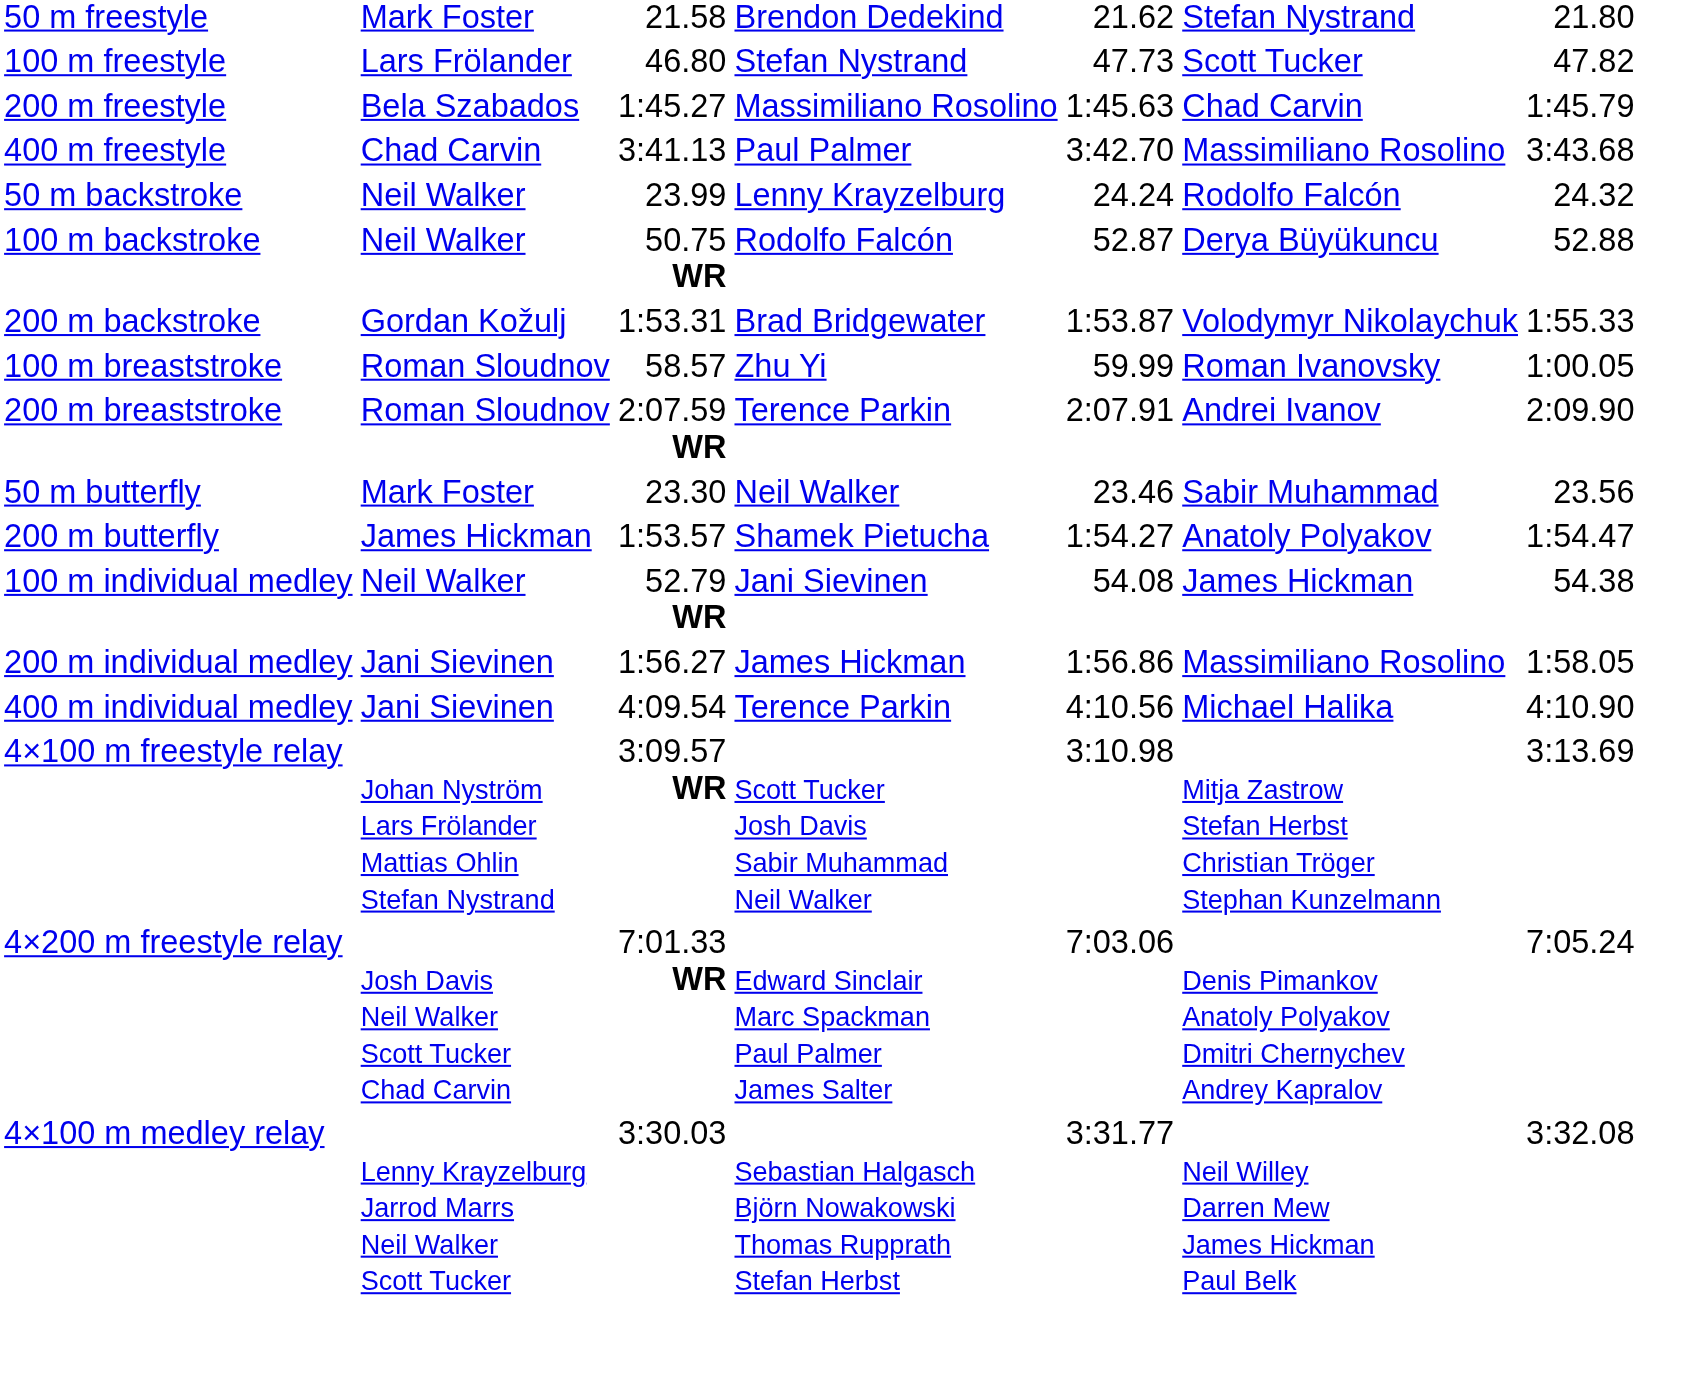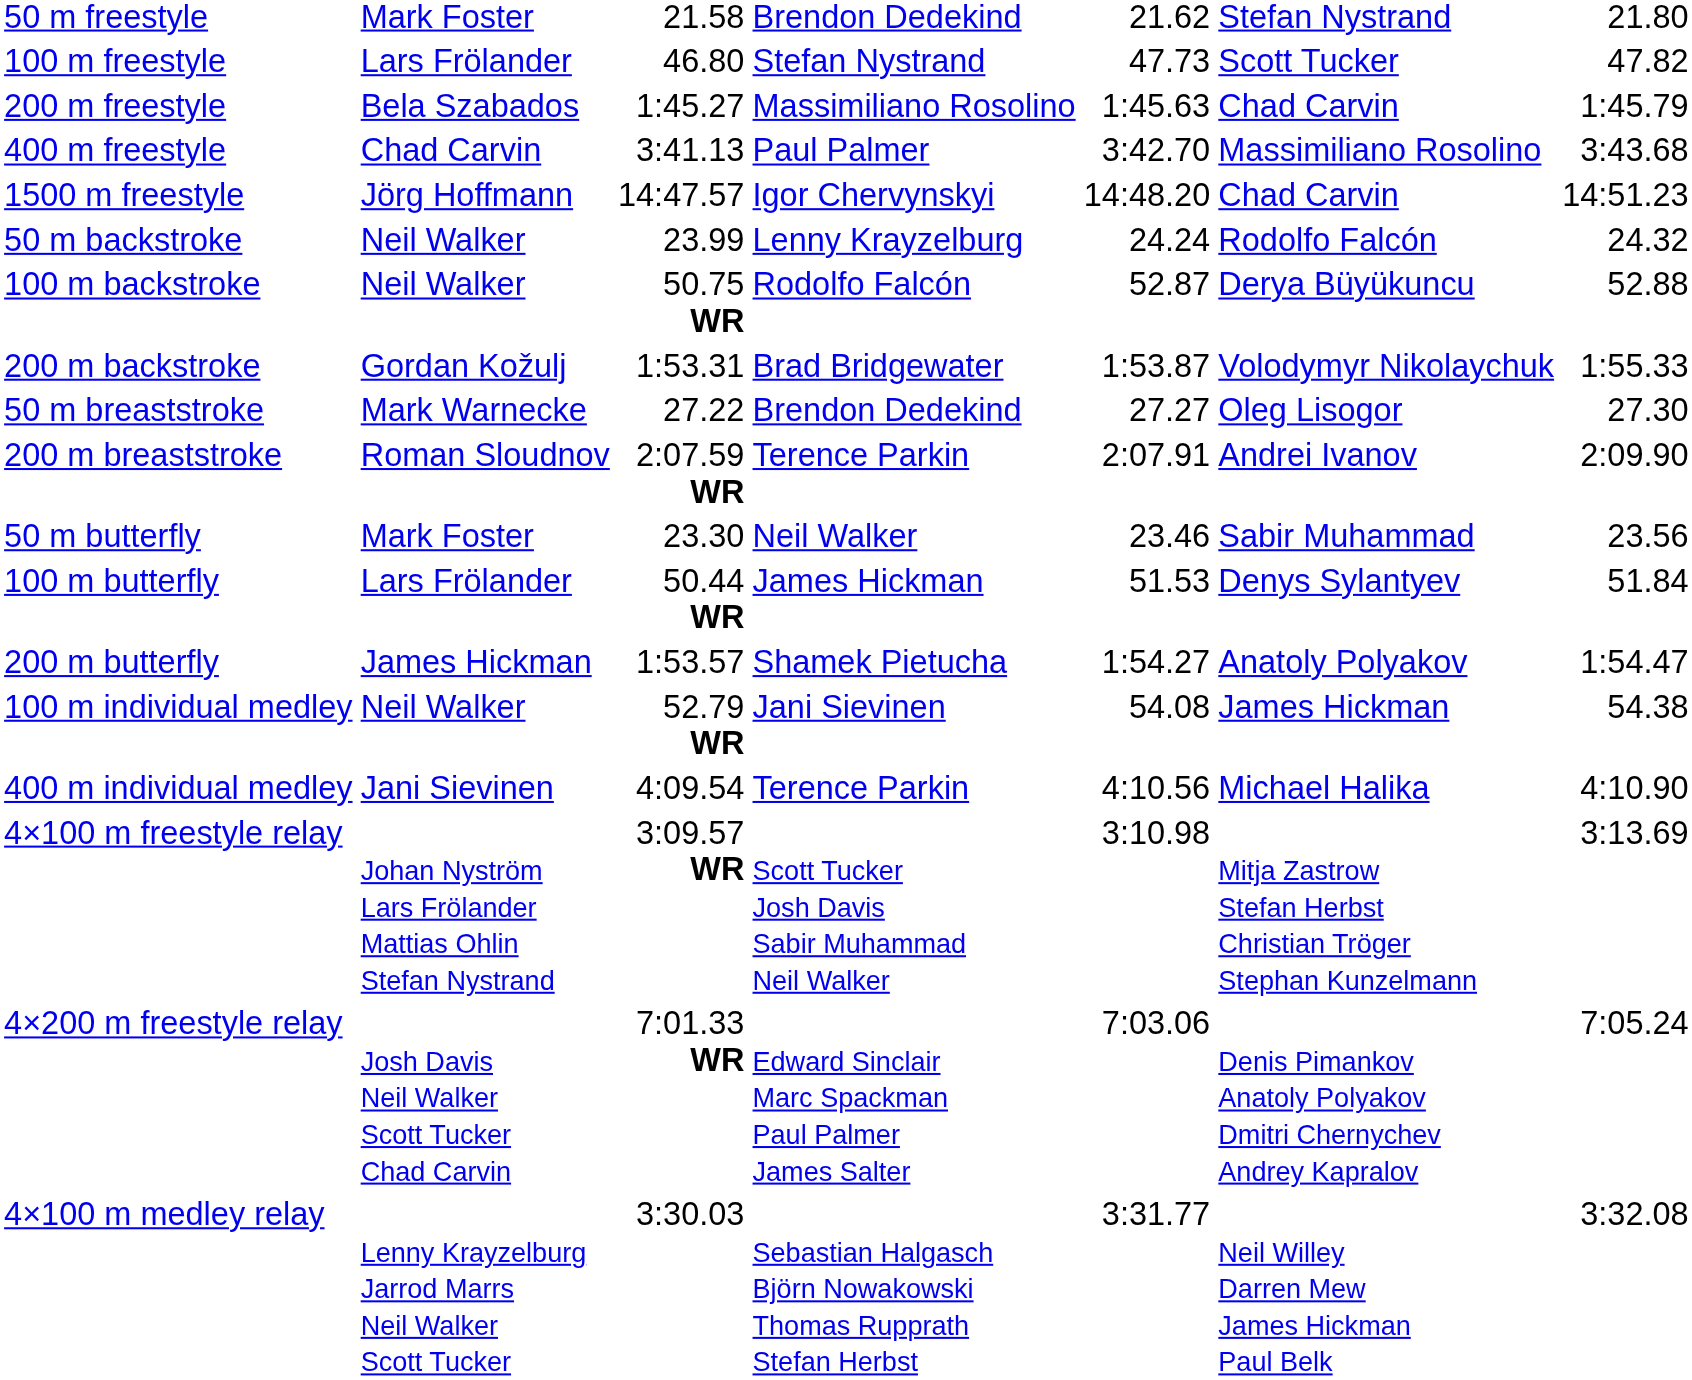+ row: (124, 195)
+ row: (134, 410)
- row: (143, 366)
+ row: (112, 581)
- row: (178, 662)
